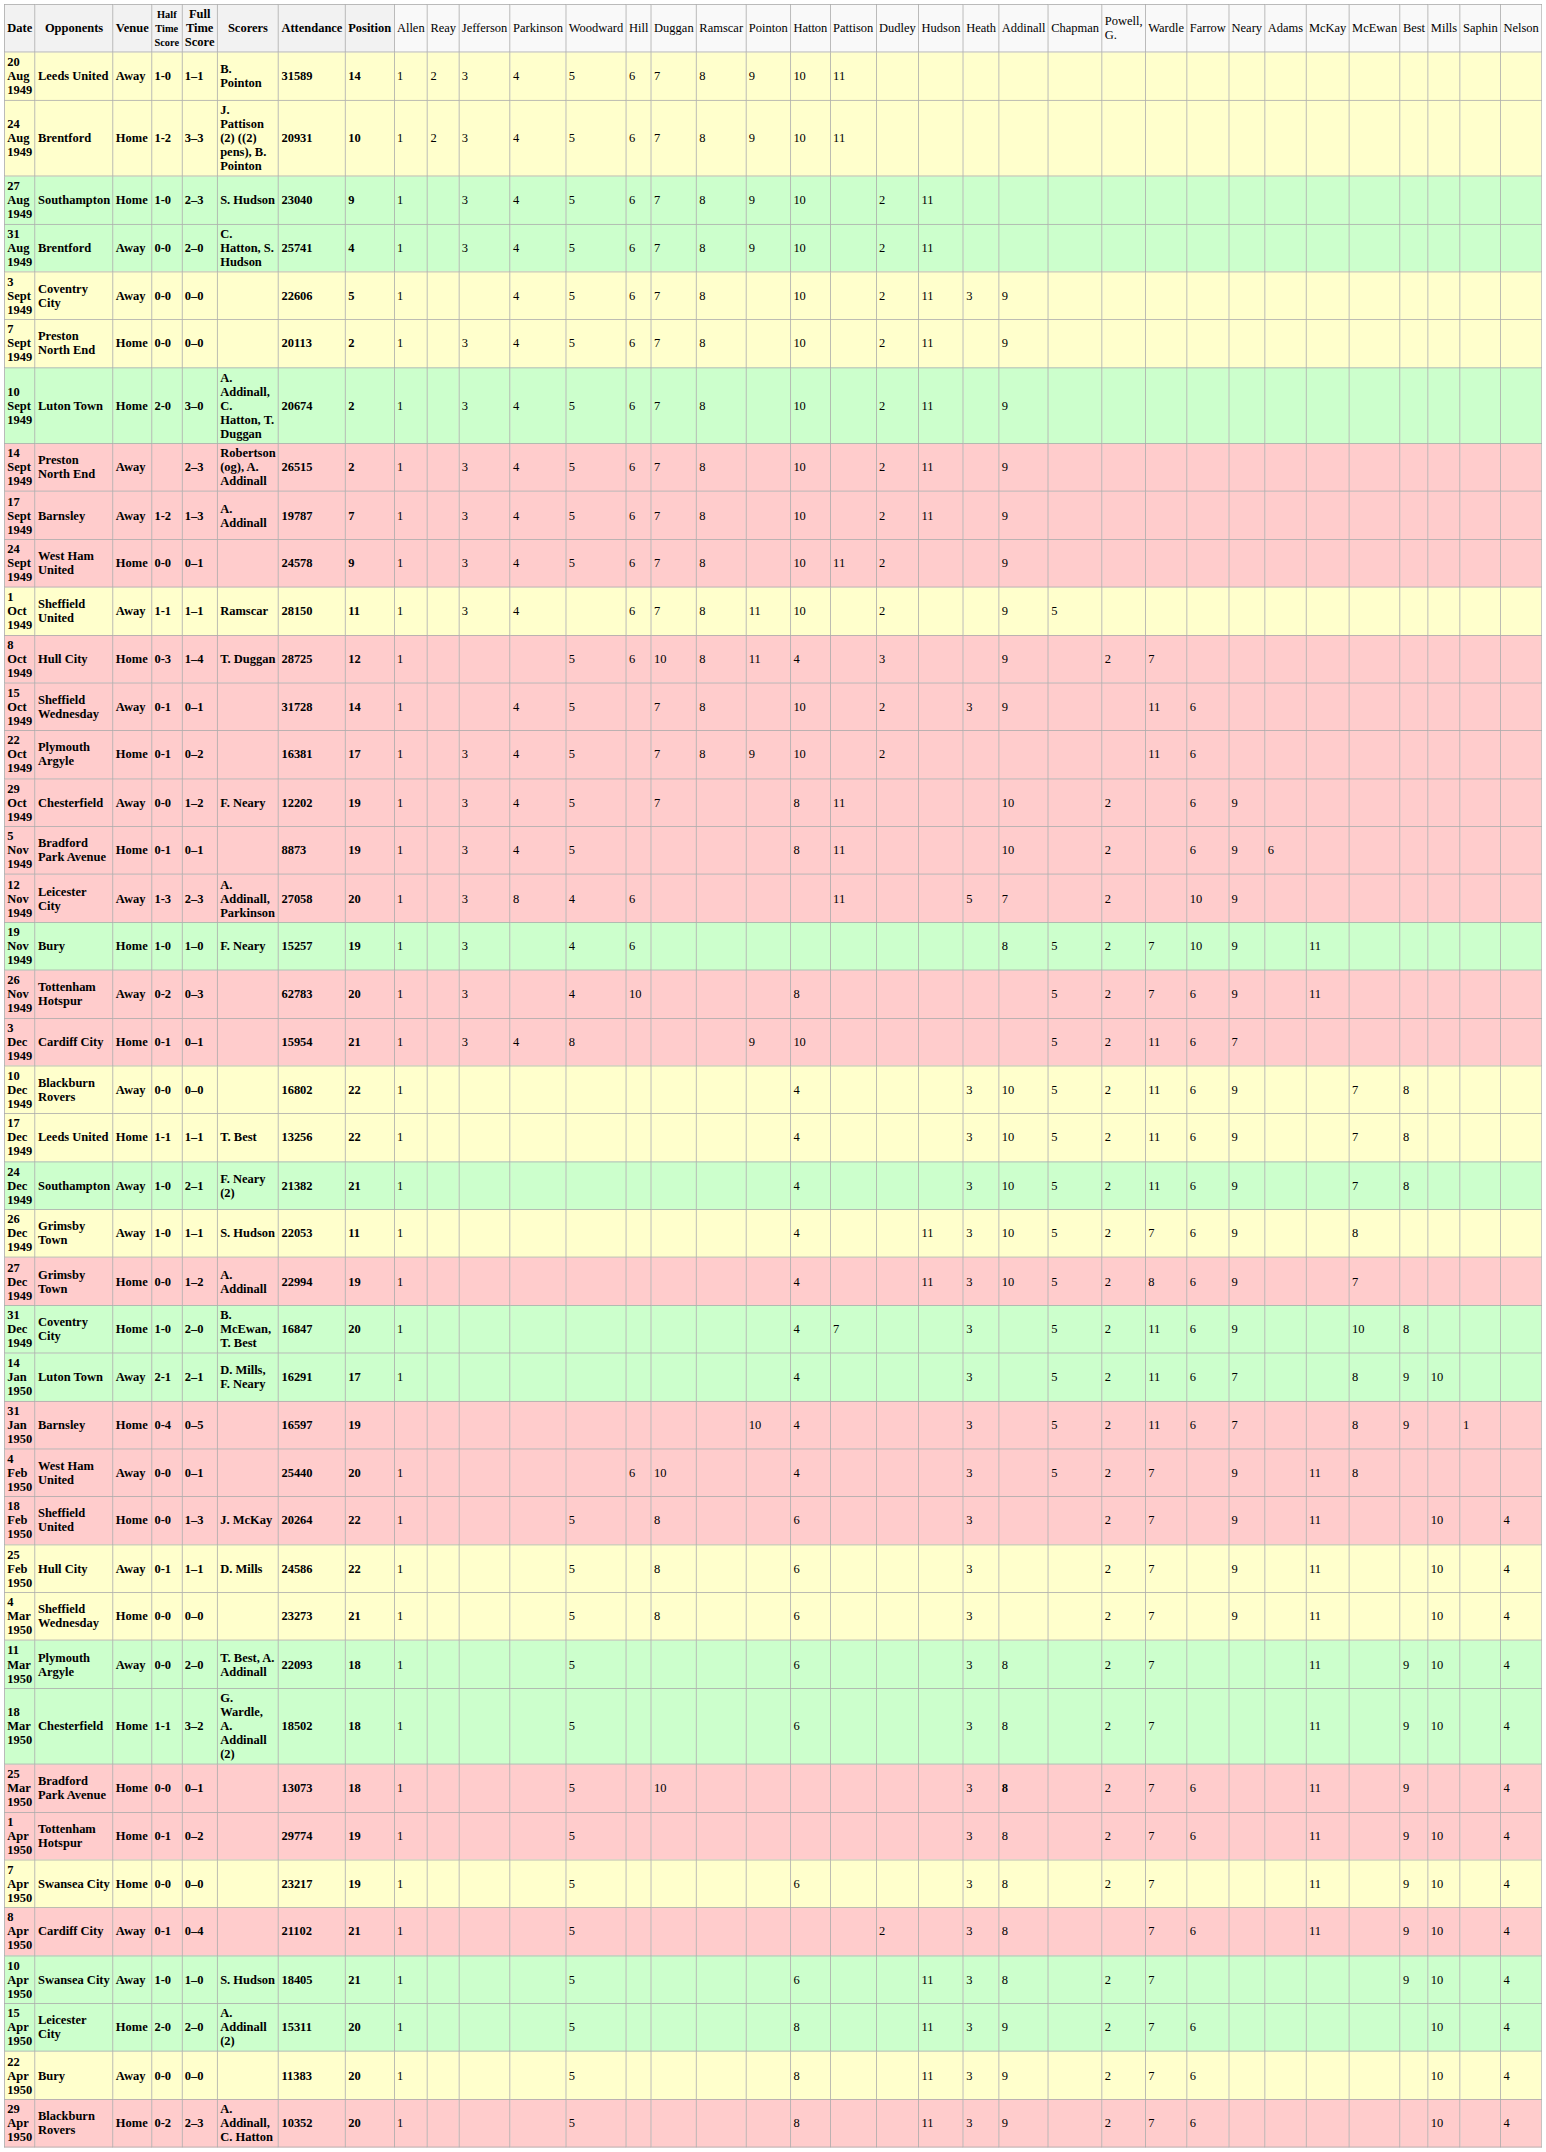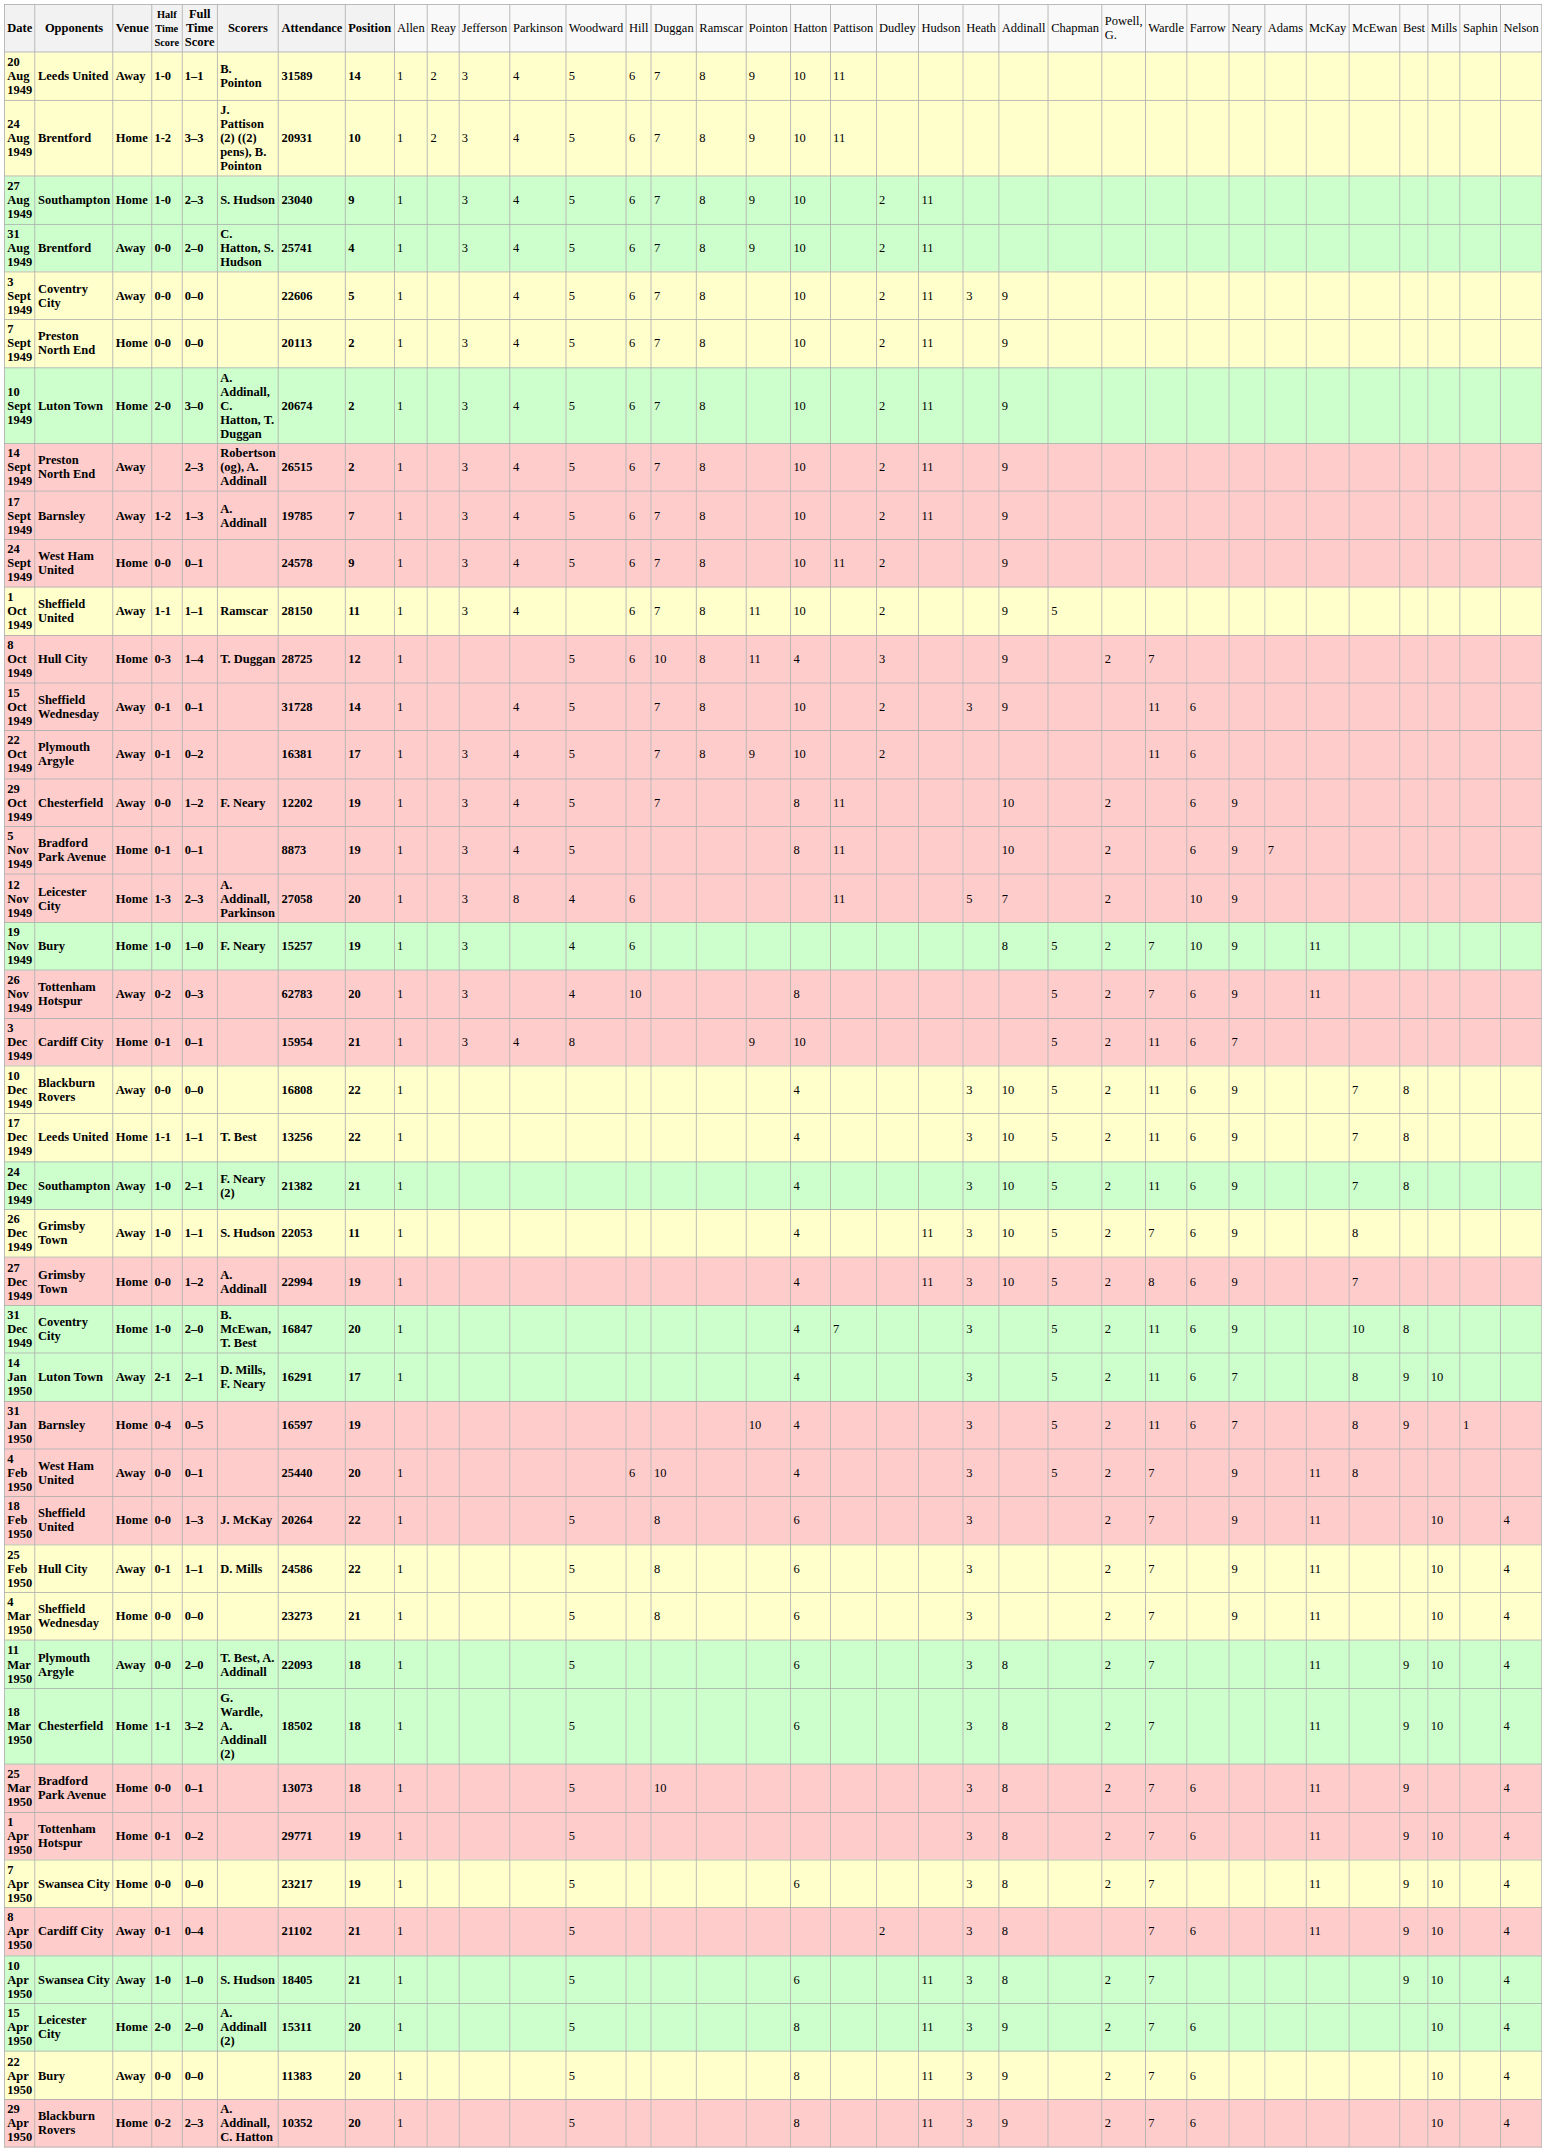(297, 515) 19787 -> (297, 515) 19785
(132, 754) Home -> (131, 754) Away
(1271, 850) 6 -> (1271, 850) 7
(131, 898) Away -> (132, 898) Home
(297, 1089) 16802 -> (297, 1089) 16808
(1005, 1788) bold -> (1005, 1788) normal
(297, 1836) 29774 -> (297, 1836) 29771
